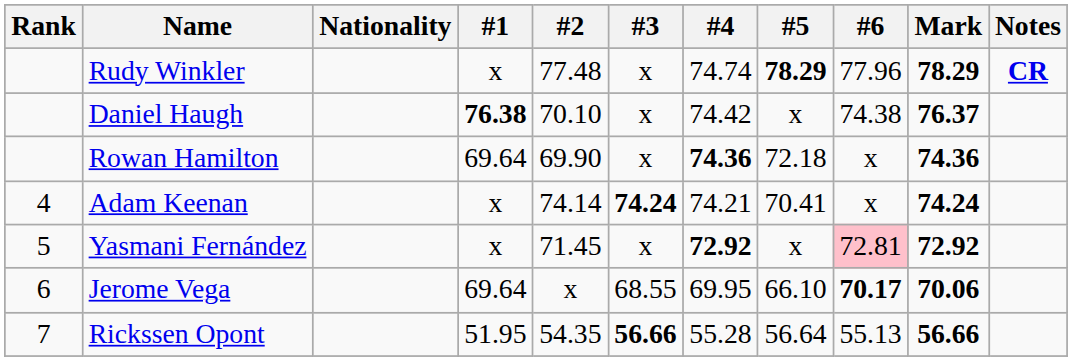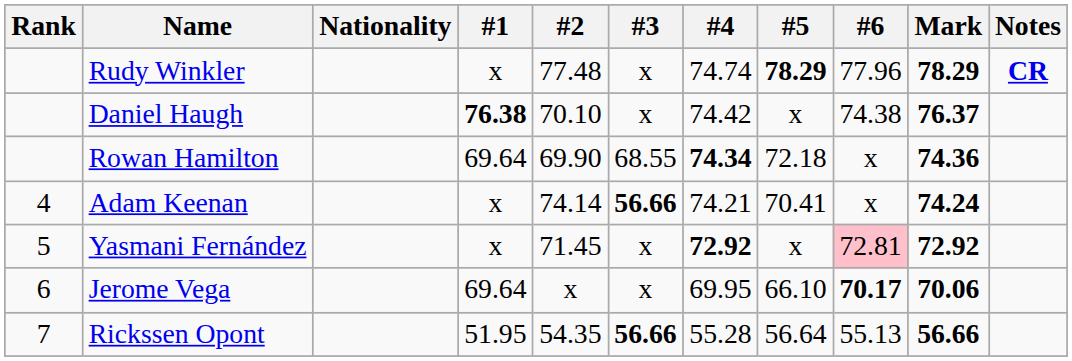(645, 158) x -> (645, 158) 68.55
(720, 158) 74.36 -> (720, 158) 74.34
(645, 202) 74.24 -> (645, 202) 56.66
(645, 289) 68.55 -> (645, 289) x
